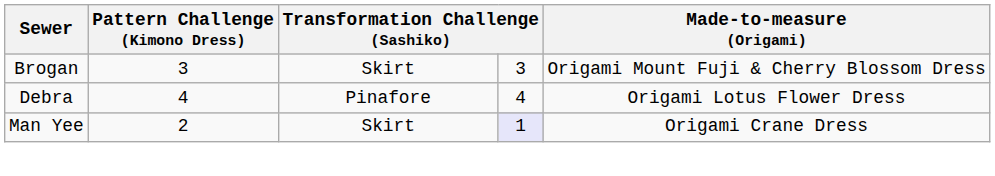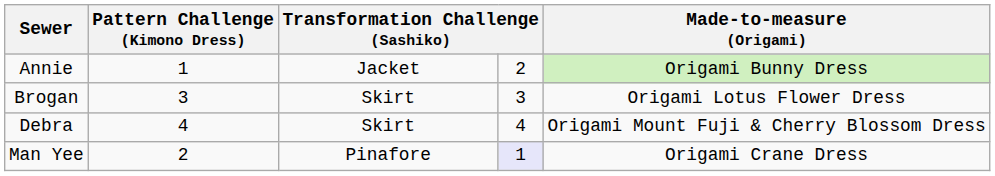+ row: (46, 69)
(766, 69) Origami Mount Fuji & Cherry Blossom Dress -> (766, 98) Origami Lotus Flower Dress
(388, 98) Pinafore -> (388, 127) Skirt
(766, 98) Origami Lotus Flower Dress -> (766, 127) Origami Mount Fuji & Cherry Blossom Dress
(388, 127) Skirt -> (388, 156) Pinafore
